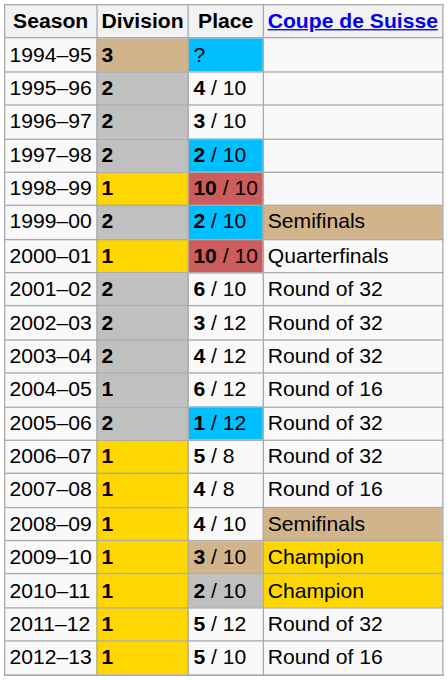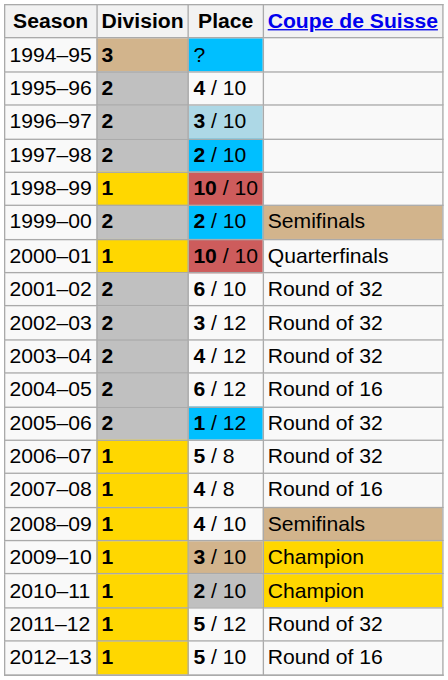(220, 121) no background -> (220, 121) lightblue background
(107, 389) 1 -> (107, 389) 2
